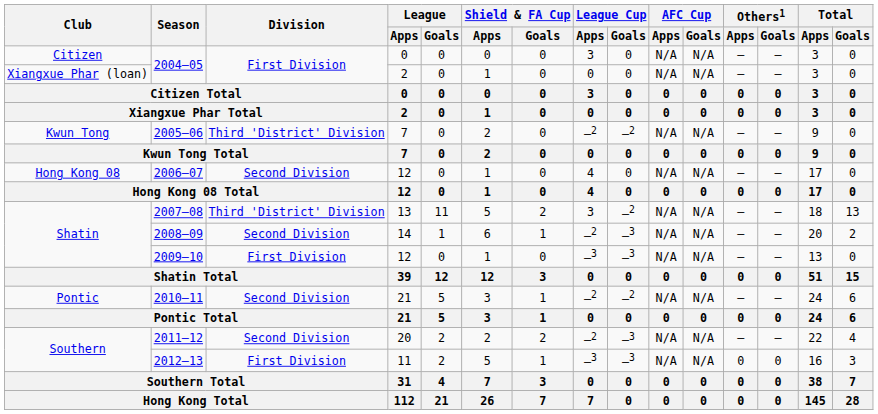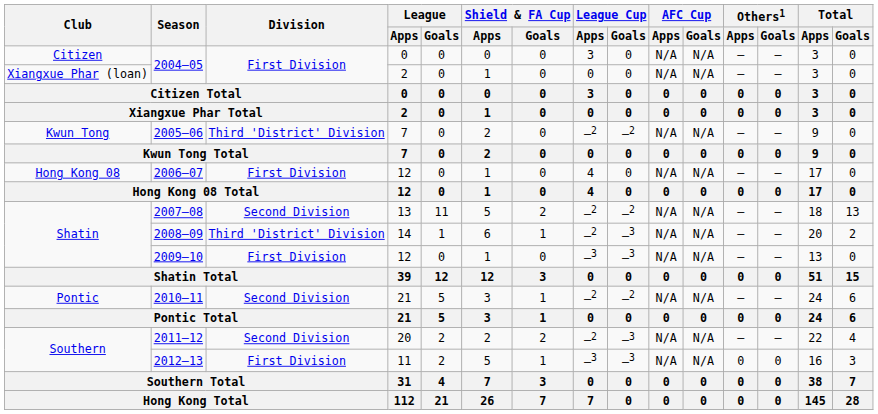(297, 173) Second Division -> (297, 173) First Division
(297, 212) Third 'District' Division -> (297, 212) Second Division
(590, 212) 3 -> (590, 212) —2
(297, 234) Second Division -> (297, 234) Third 'District' Division
